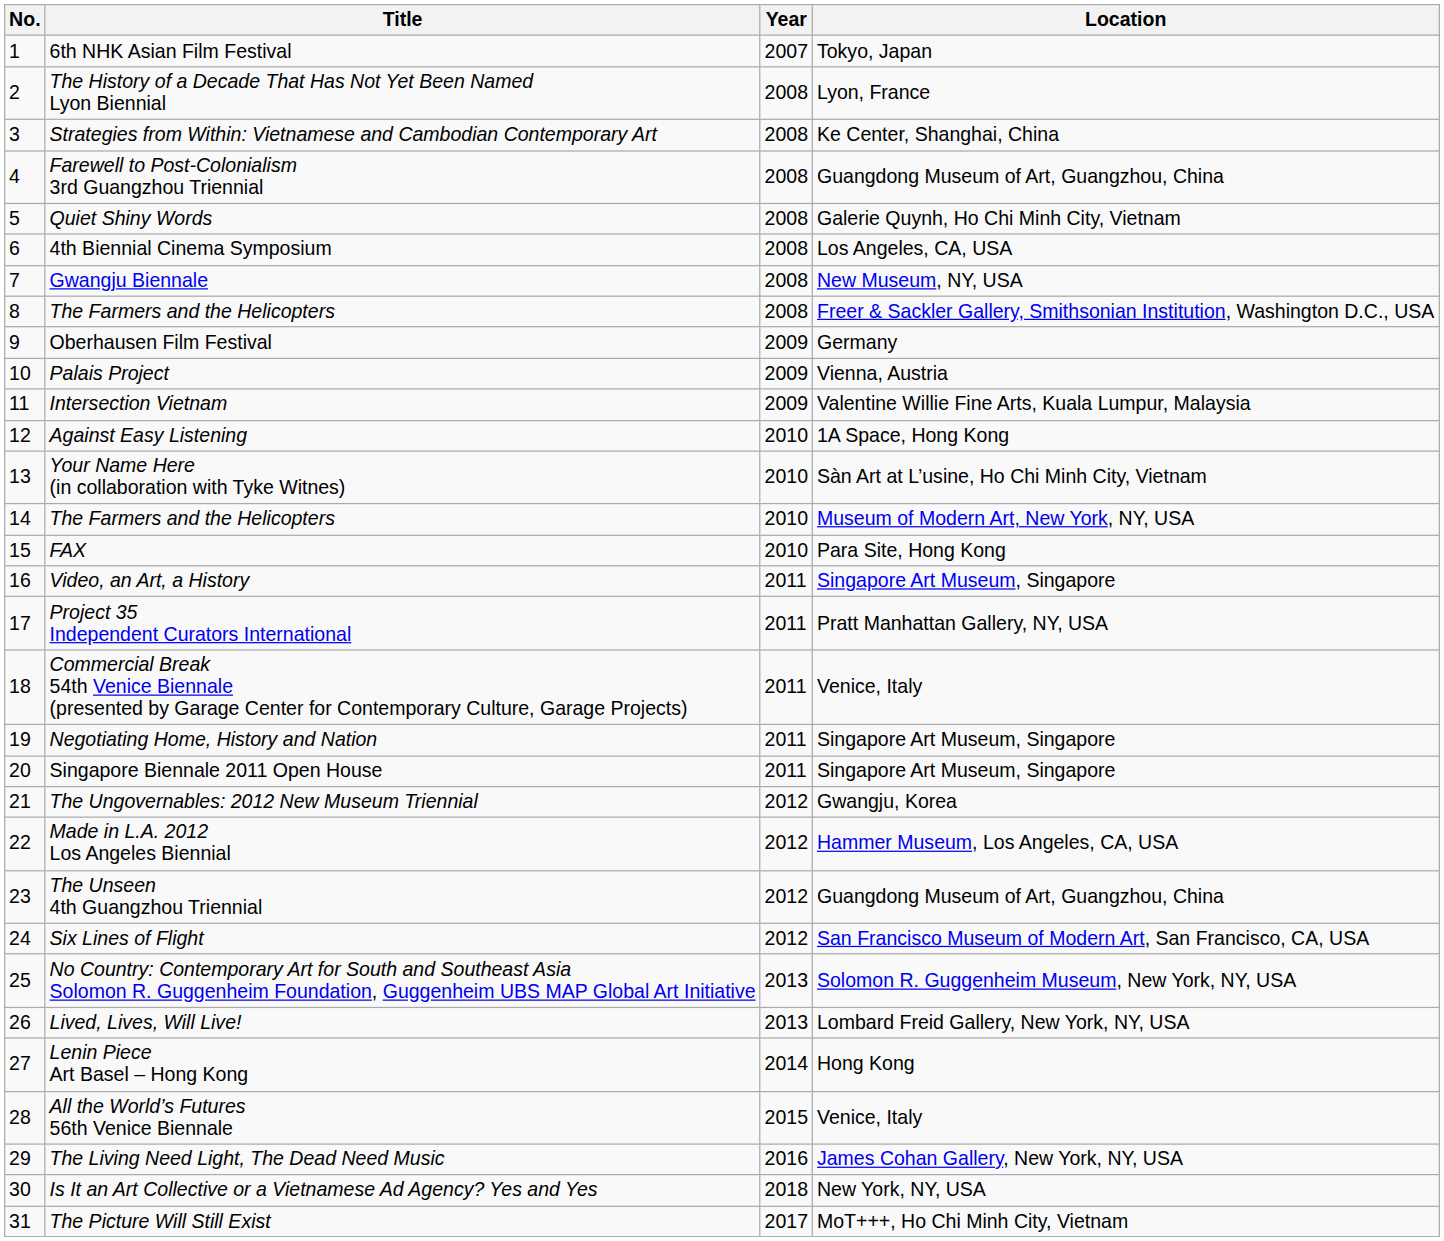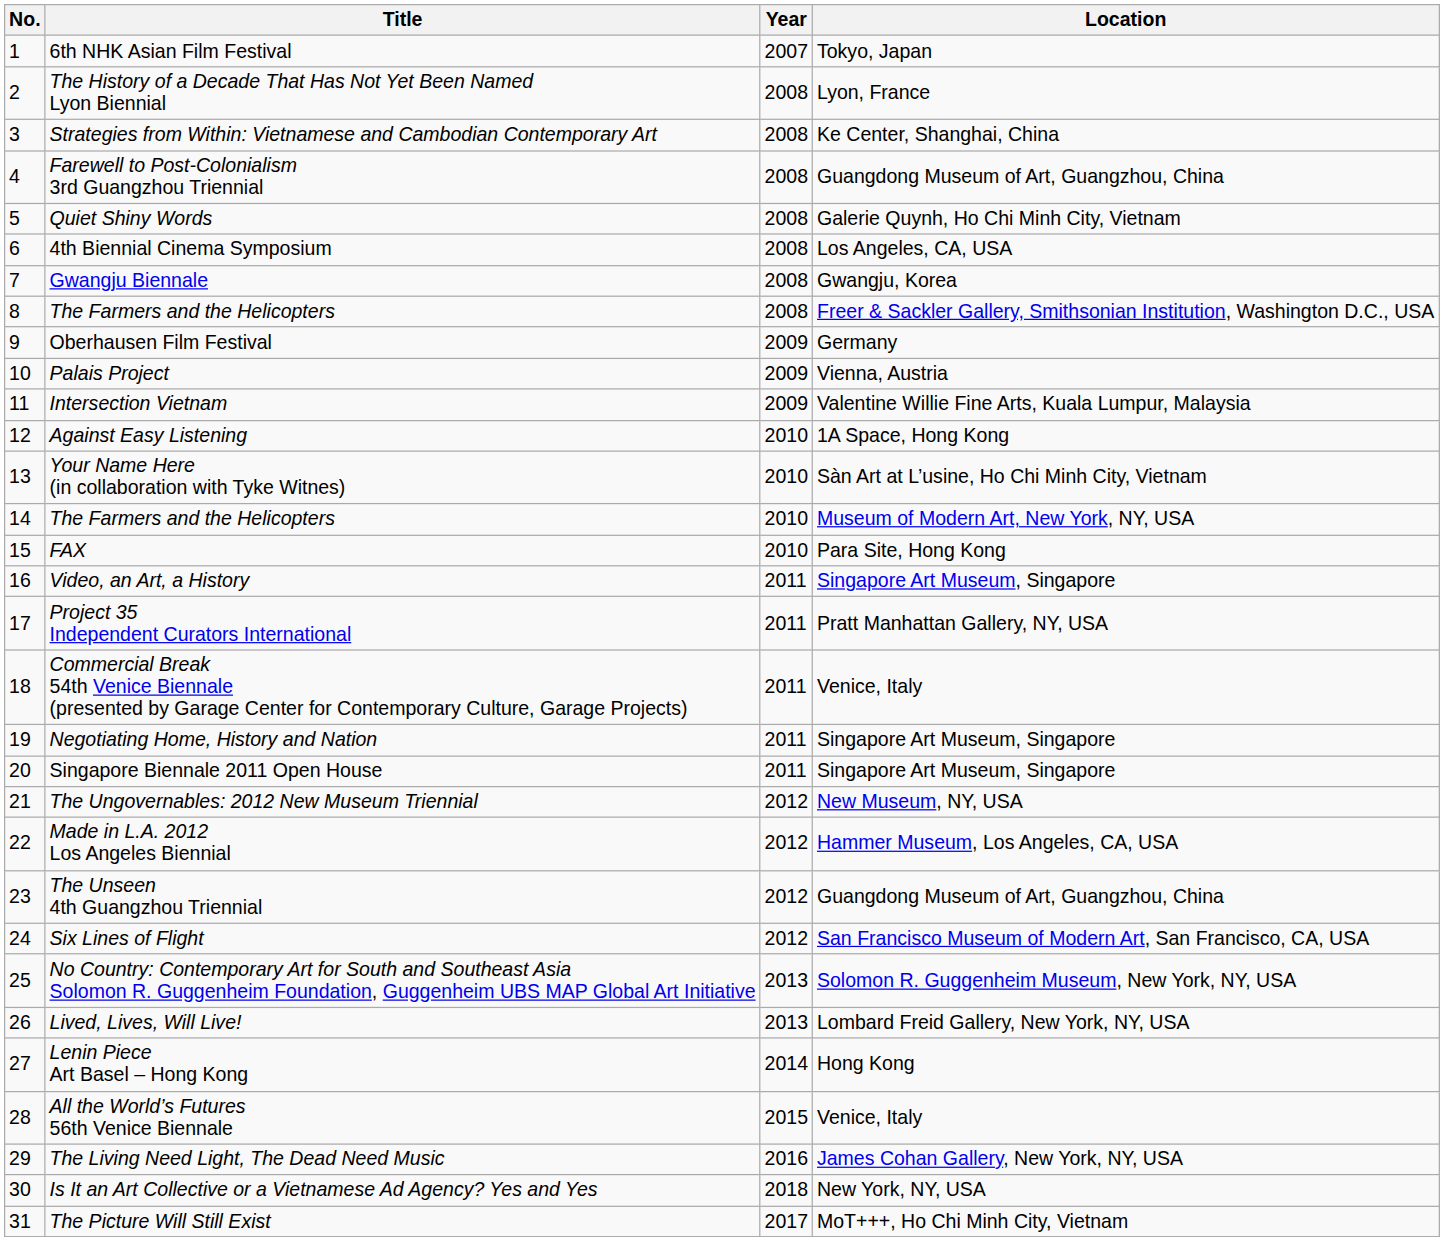(920, 280) New Museum, NY, USA -> (887, 280) Gwangju, Korea
(887, 801) Gwangju, Korea -> (920, 801) New Museum, NY, USA
